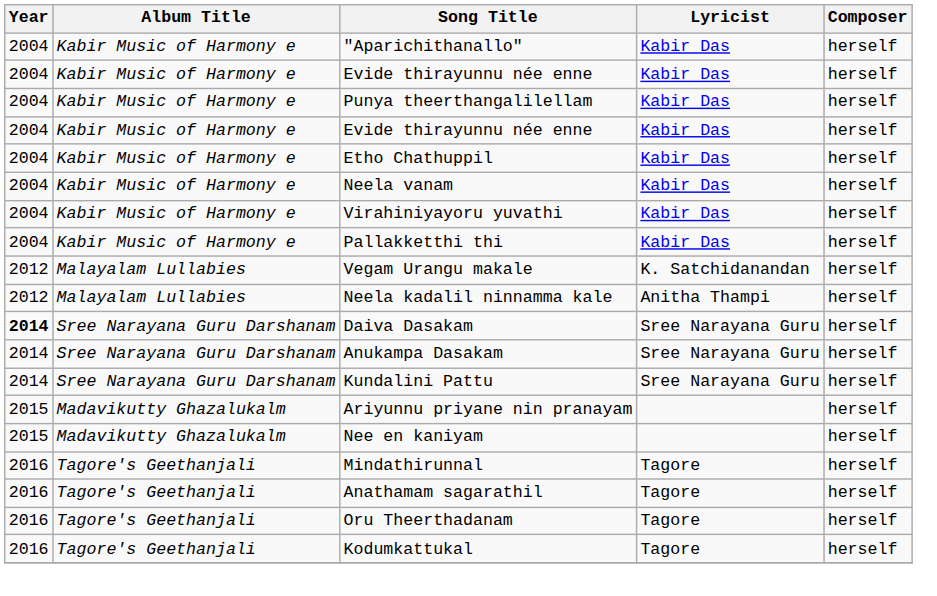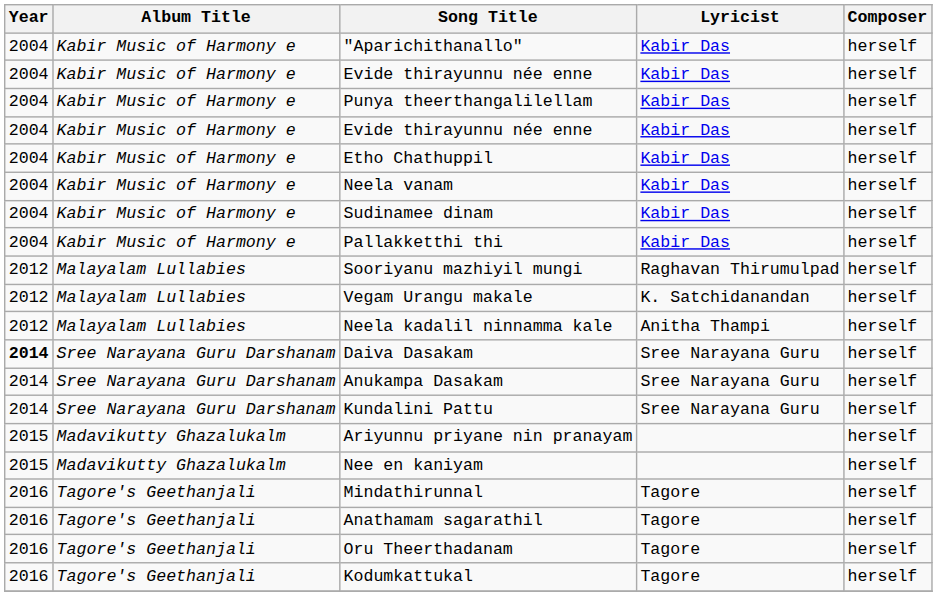+ row: (418, 214)
- row: (453, 214)
+ row: (463, 270)
